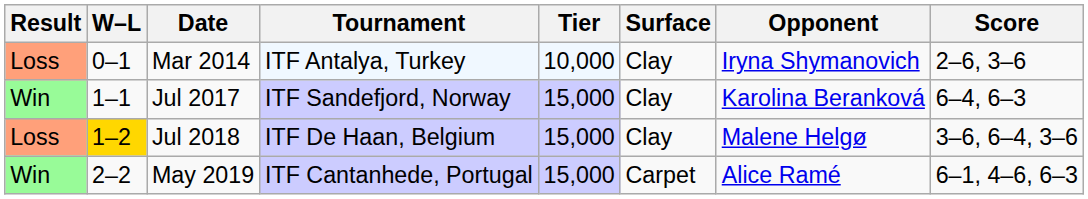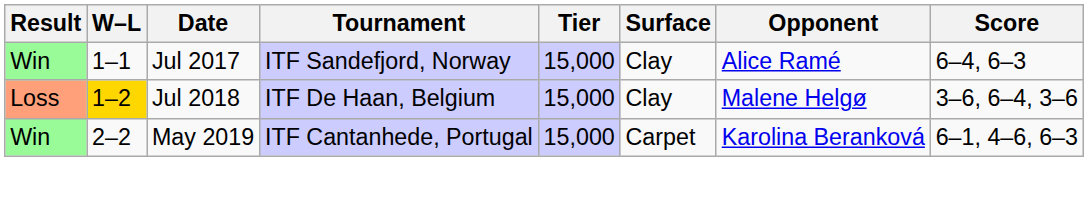- row: (201, 60)
(823, 98) Karolina Beranková -> (781, 60) Alice Ramé
(781, 174) Alice Ramé -> (823, 136) Karolina Beranková
